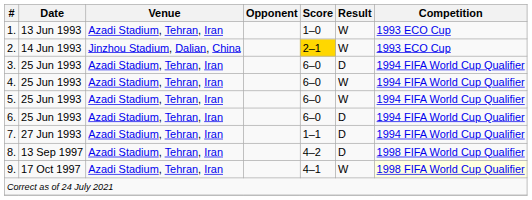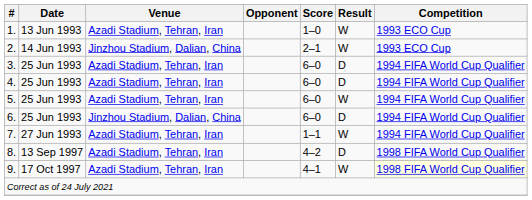(312, 48) gold background -> (312, 48) no background
(343, 83) W -> (342, 83) D
(156, 117) Azadi Stadium, Tehran, Iran -> (165, 117) Jinzhou Stadium, Dalian, China
(342, 134) D -> (343, 134) W
